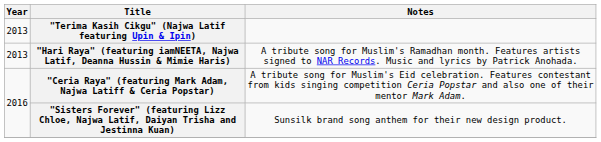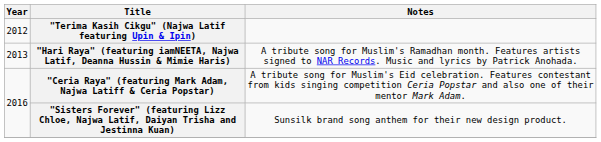(17, 31) 2013 -> (17, 31) 2012
